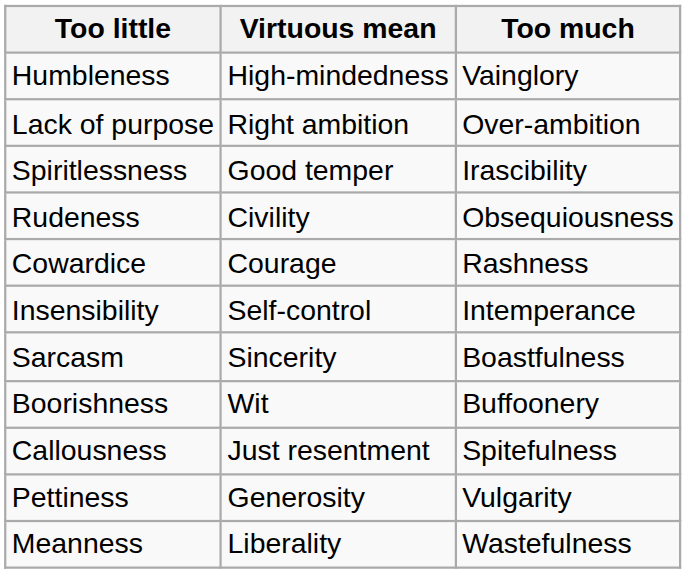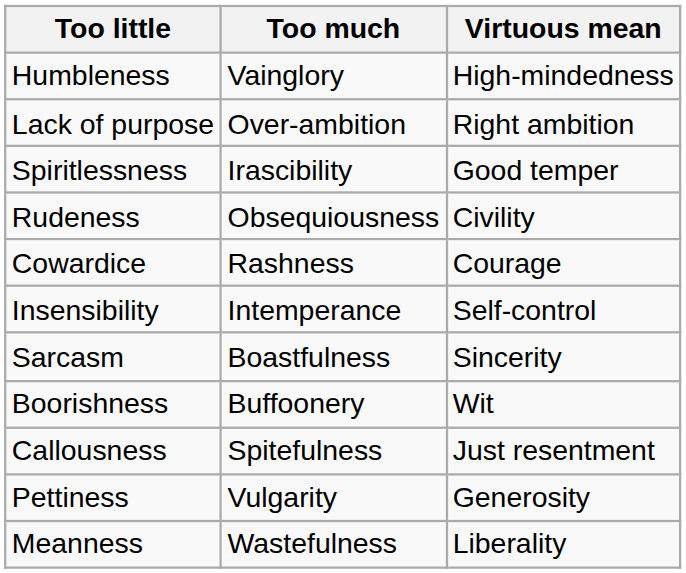columns swapped: (338, 29) <-> (568, 29)
